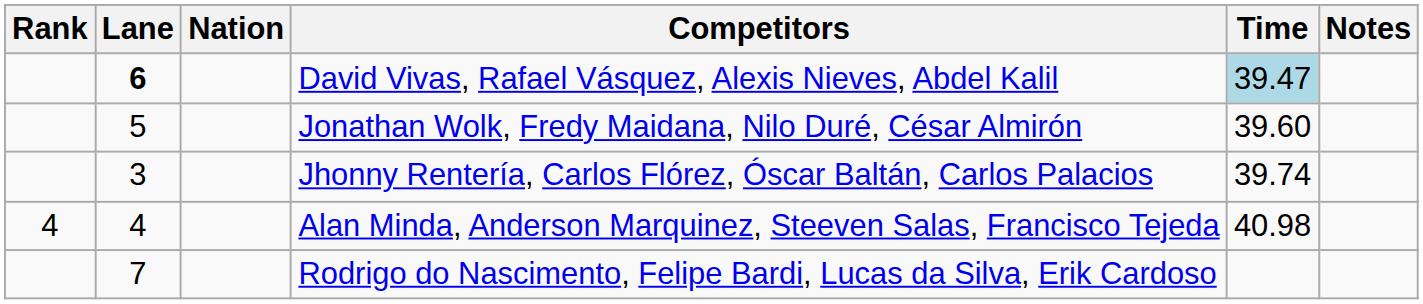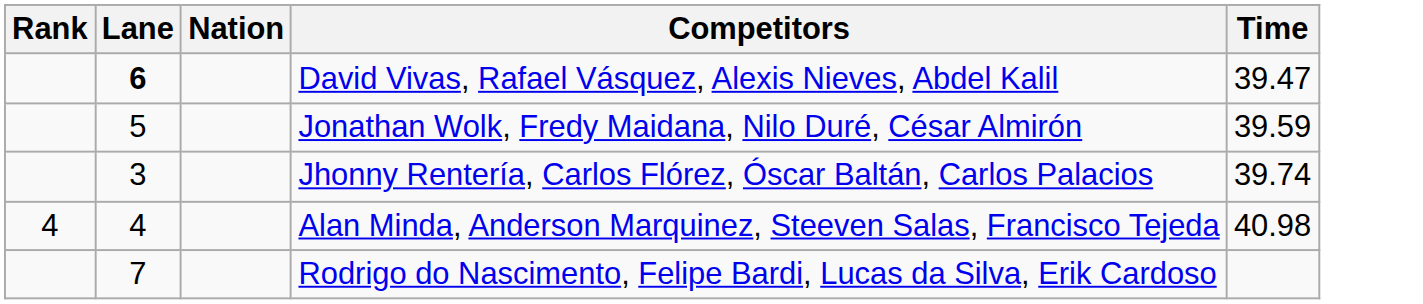- column: (1368, 28)
(1273, 77) lightblue background -> (1273, 77) no background
(1273, 126) 39.60 -> (1273, 126) 39.59
